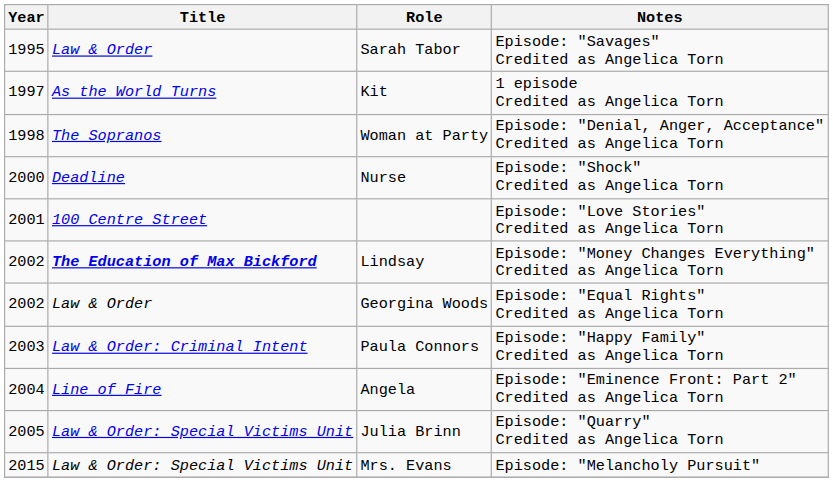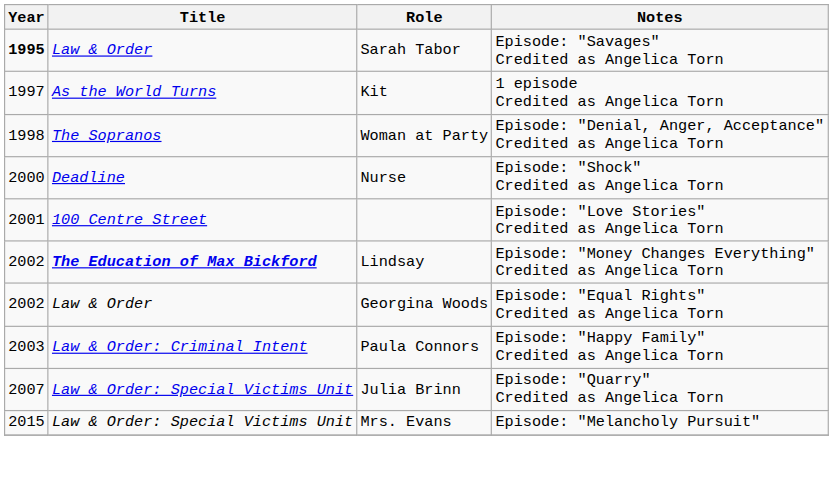(26, 51) normal -> (26, 51) bold
- row: (388, 389)
(26, 432) 2005 -> (26, 389) 2007
